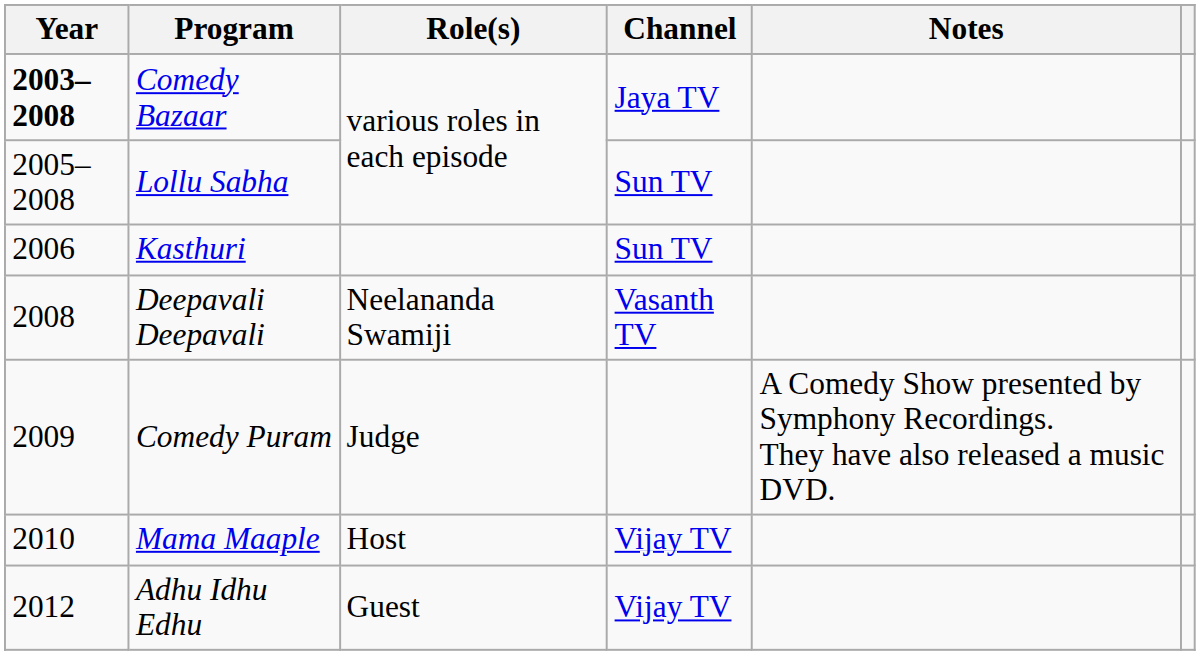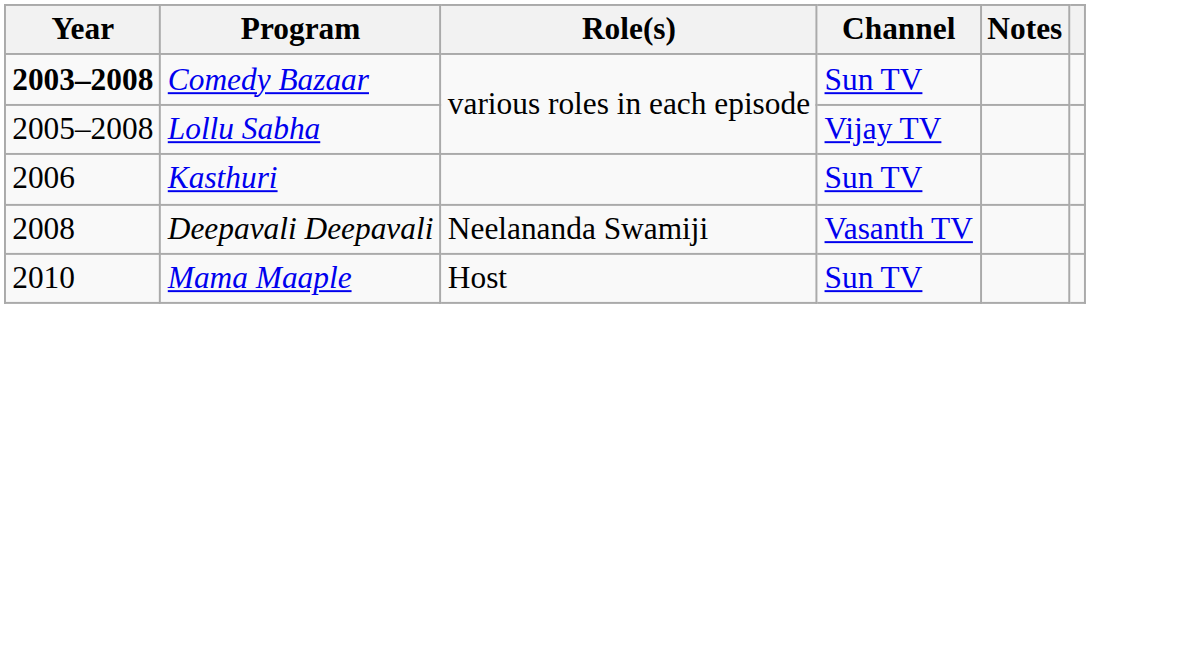(667, 96) Jaya TV -> (873, 79) Sun TV
(664, 181) Sun TV -> (883, 128) Vijay TV
- row: (234, 436)
(673, 539) Vijay TV -> (873, 278) Sun TV
- row: (202, 606)
